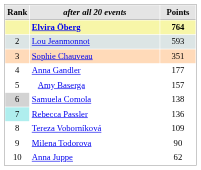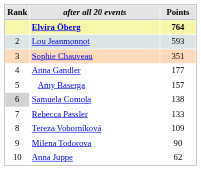(17, 114) paleturquoise background -> (17, 114) no background
(178, 114) 136 -> (178, 114) 133
